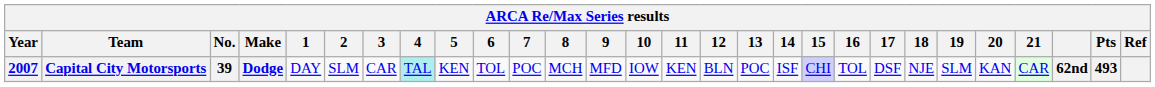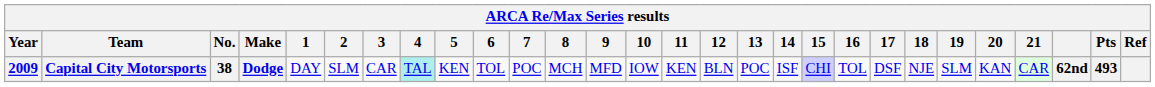(23, 68) 2007 -> (23, 68) 2009
(224, 68) 39 -> (224, 68) 38
